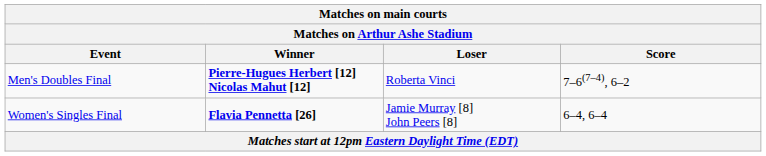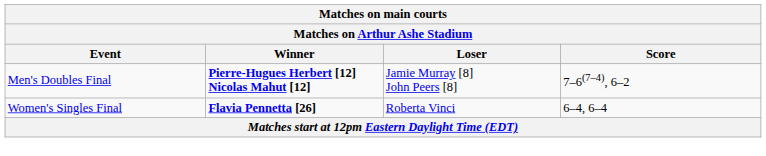(421, 80) Roberta Vinci -> (430, 80) Jamie Murray [8] John Peers [8]
(430, 114) Jamie Murray [8] John Peers [8] -> (421, 107) Roberta Vinci
